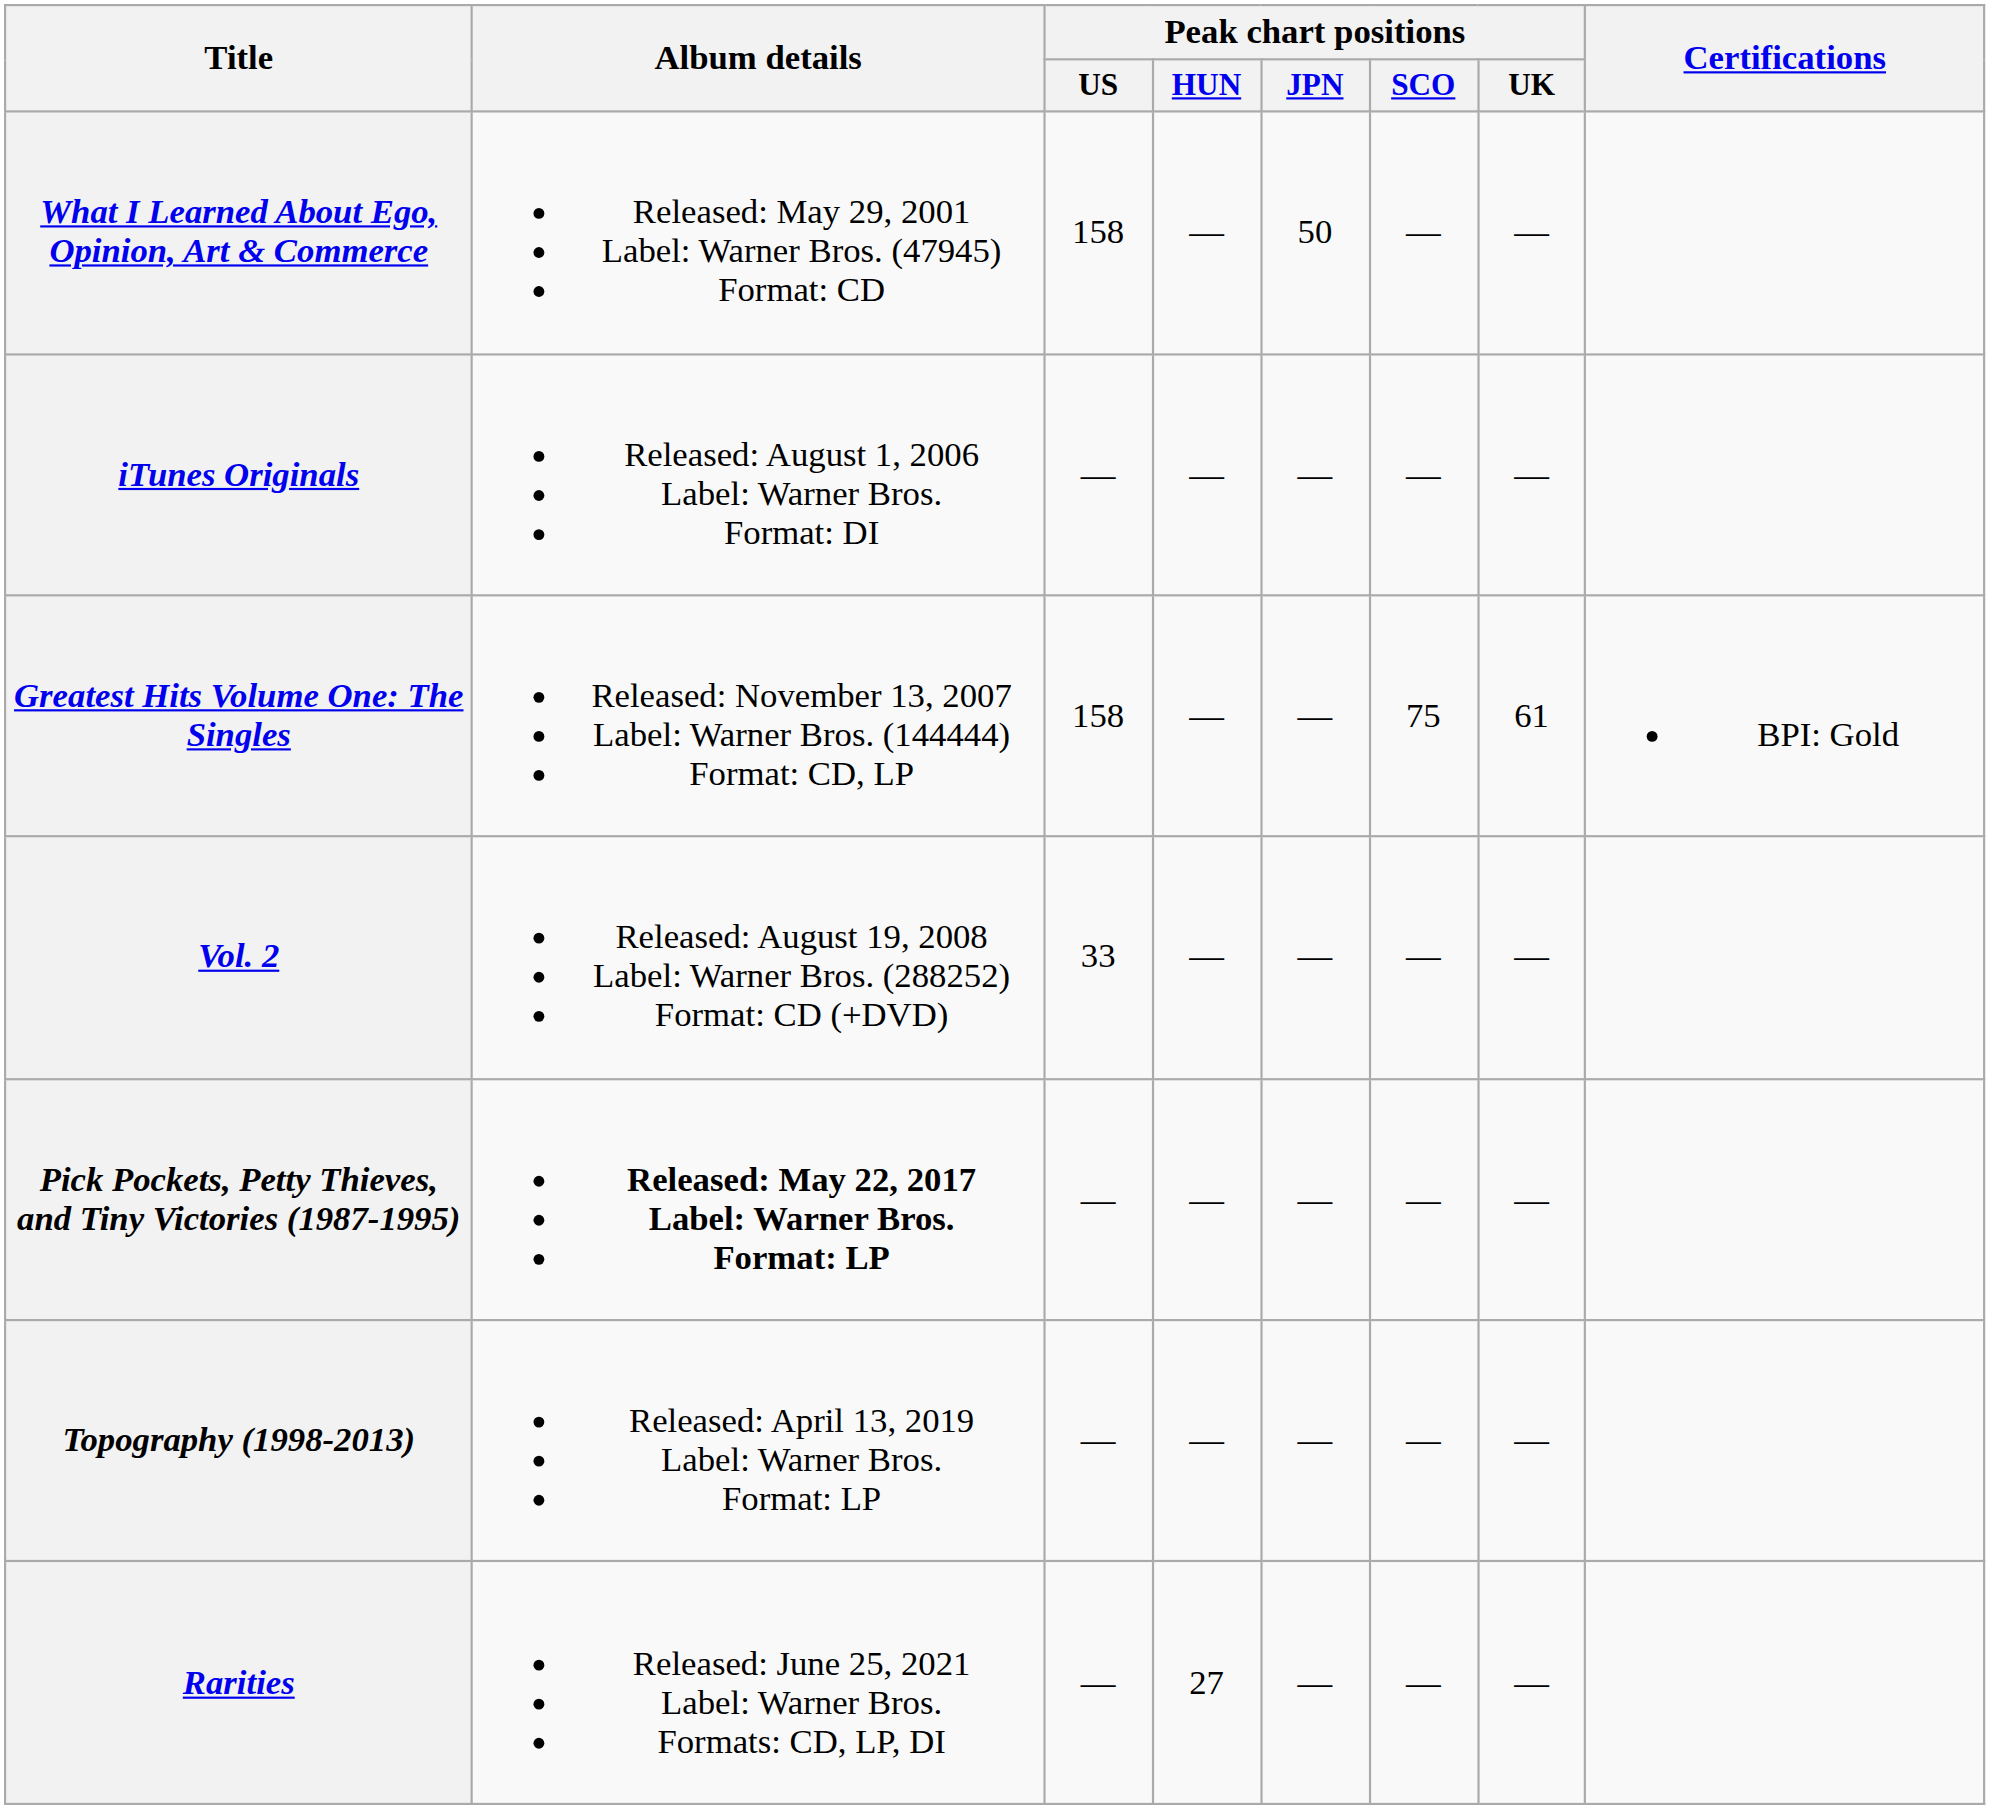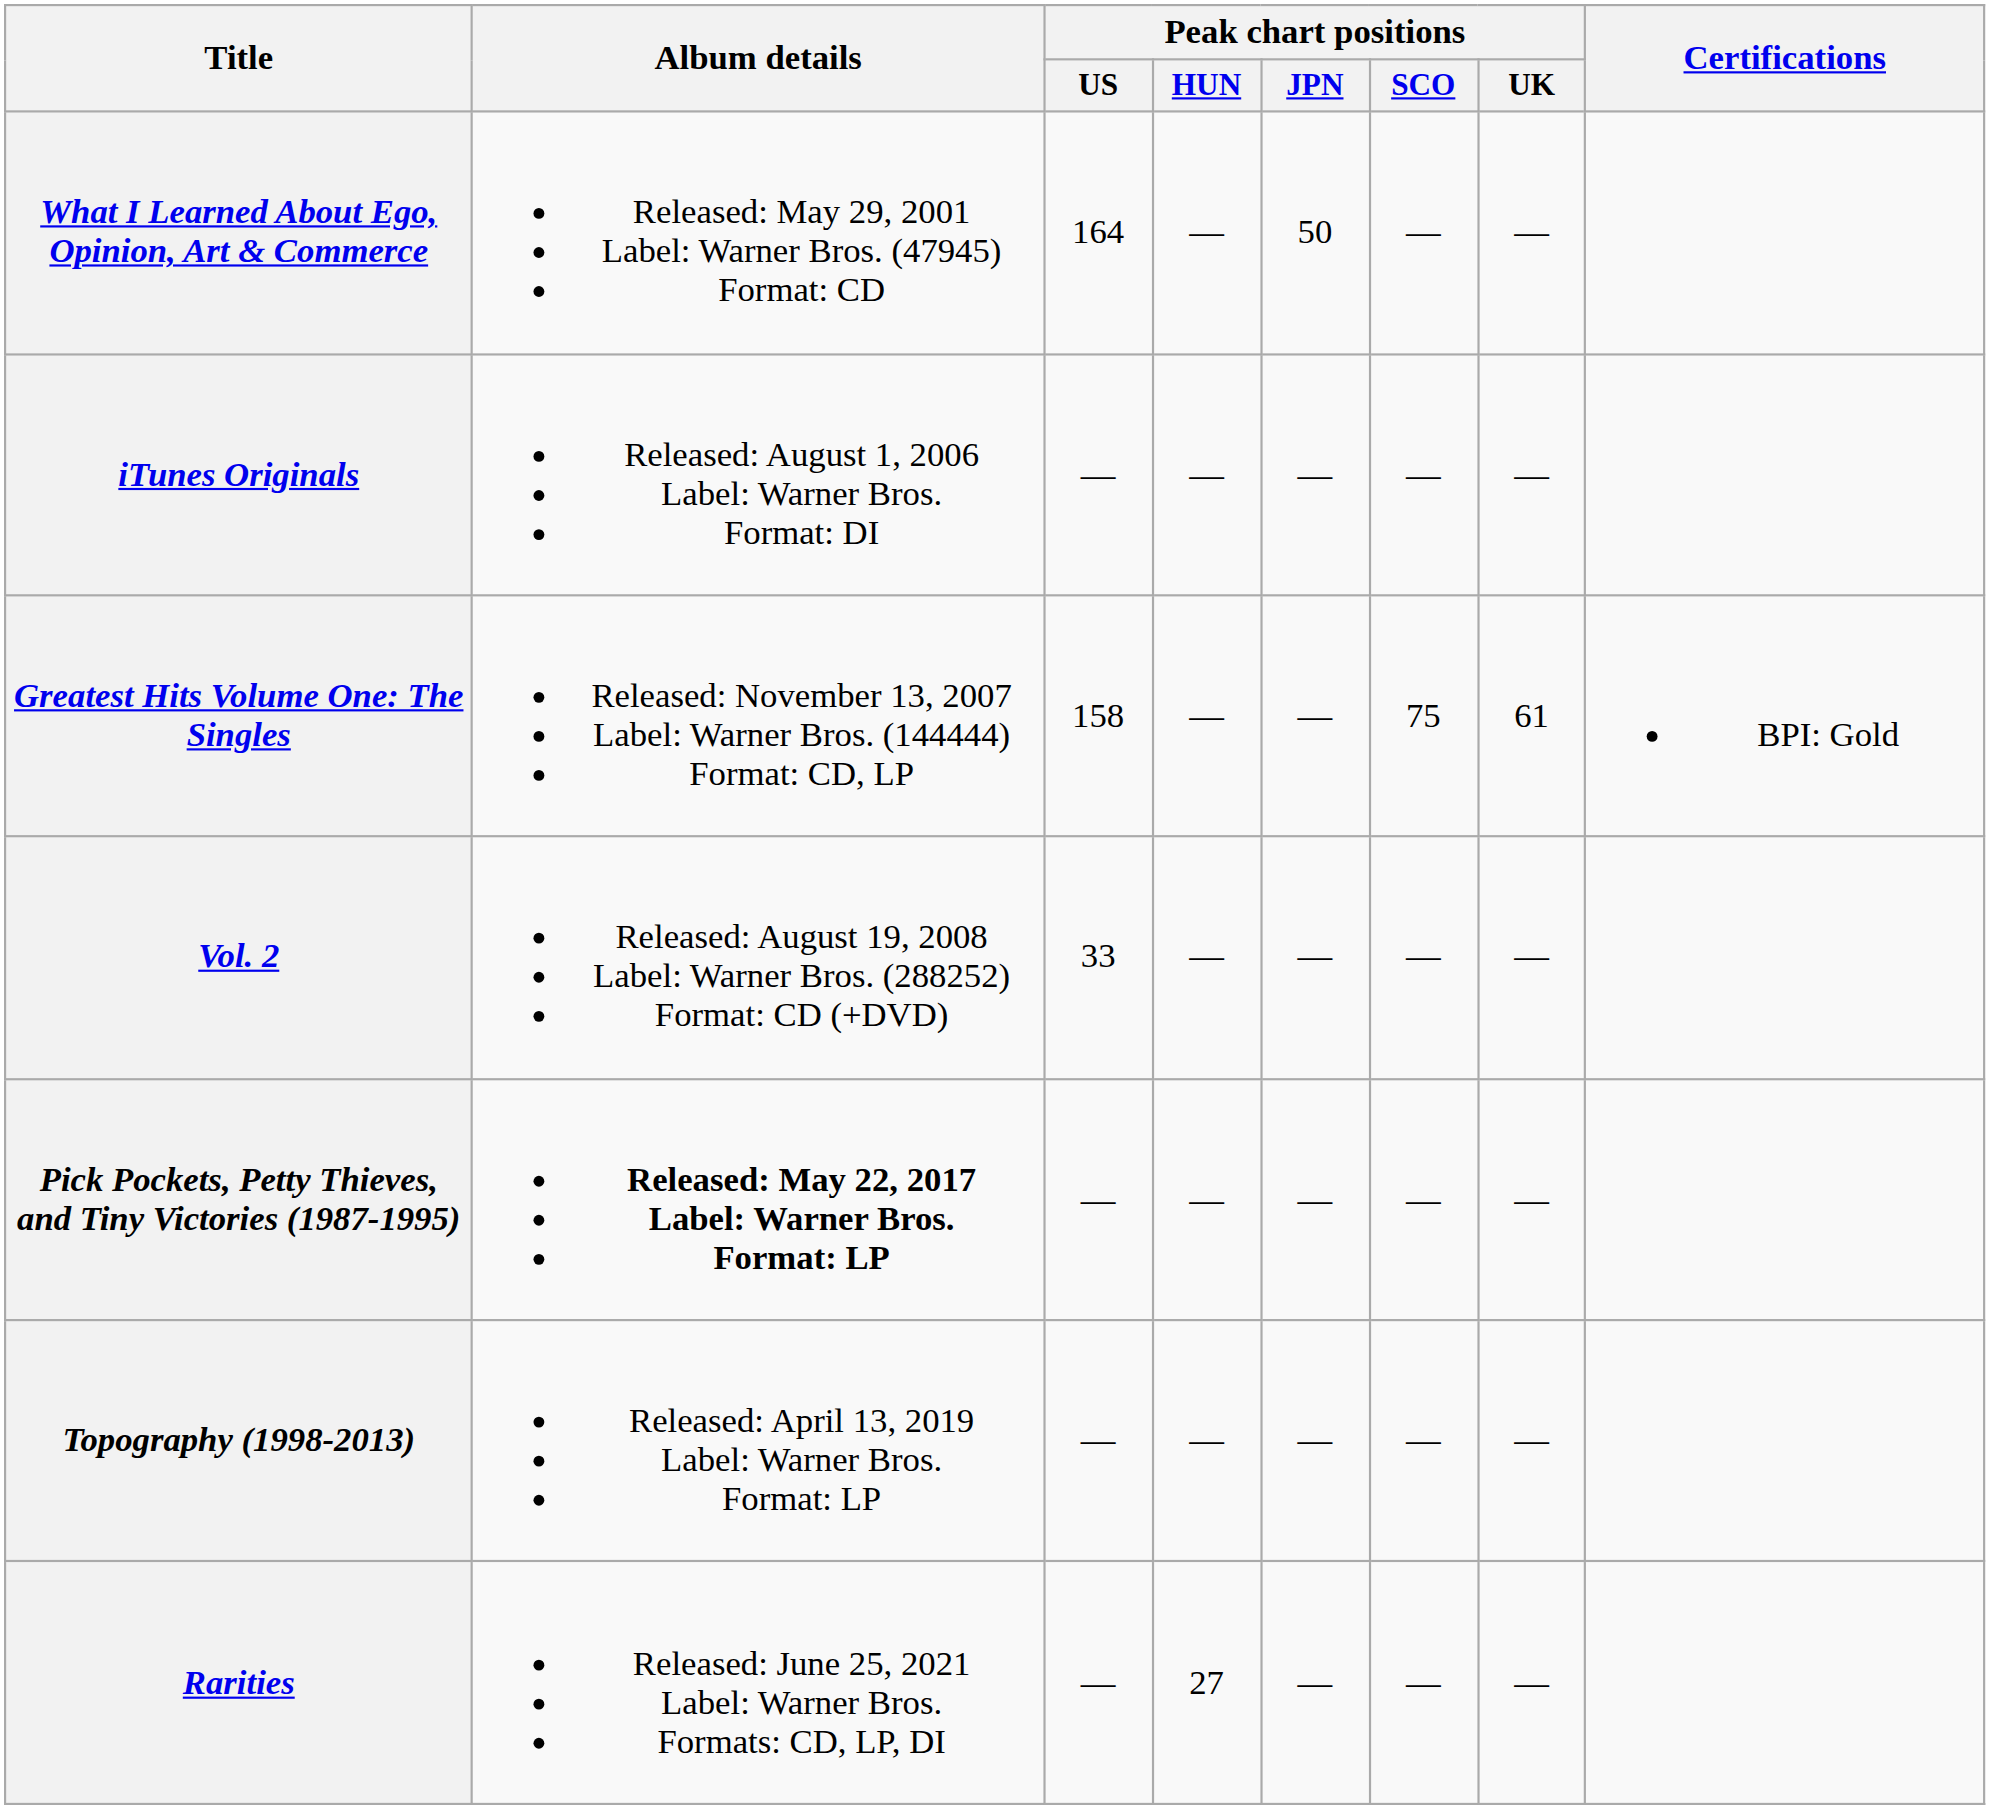(1098, 231) 158 -> (1098, 231) 164
